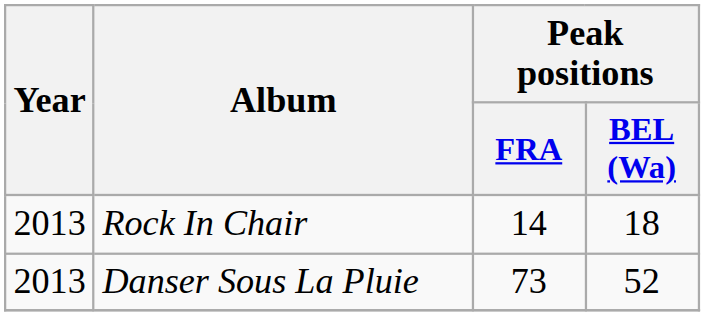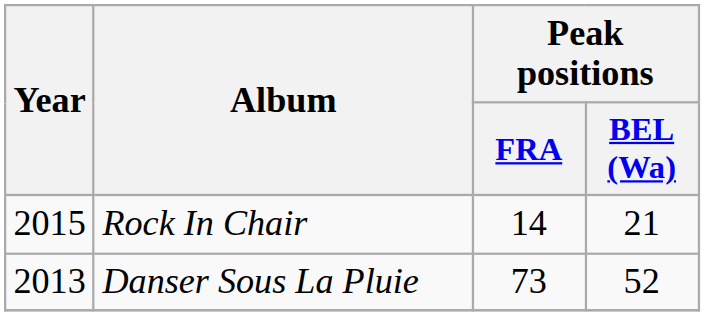(50, 223) 2013 -> (50, 223) 2015
(642, 223) 18 -> (642, 223) 21
